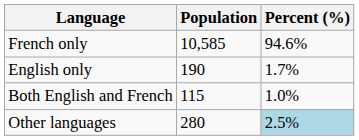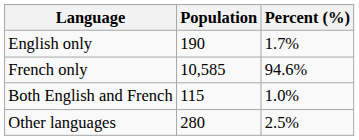rows swapped: (48, 43) <-> (50, 69)
(282, 122) lightblue background -> (282, 122) no background
